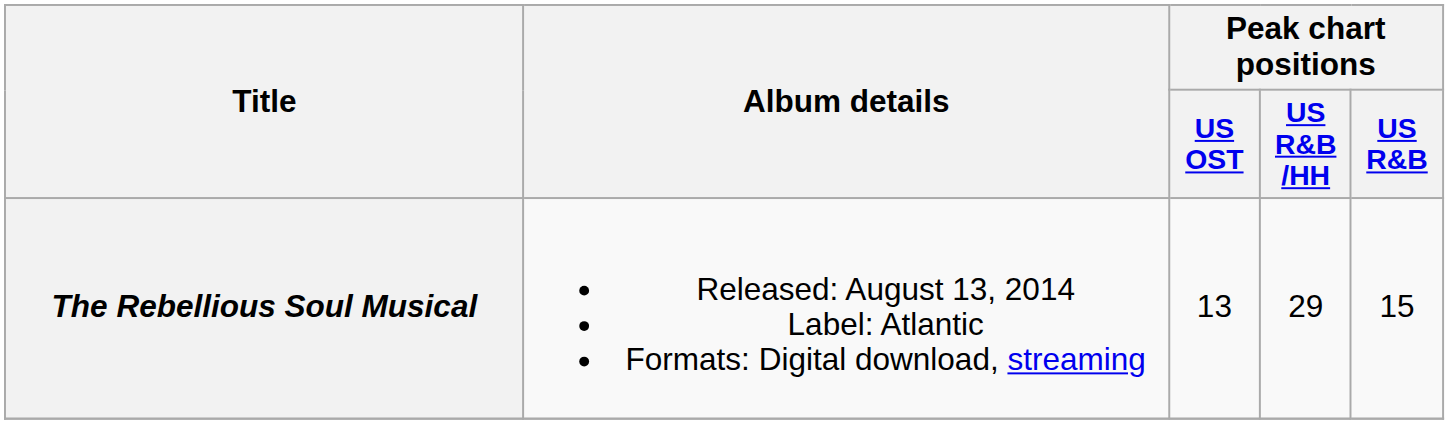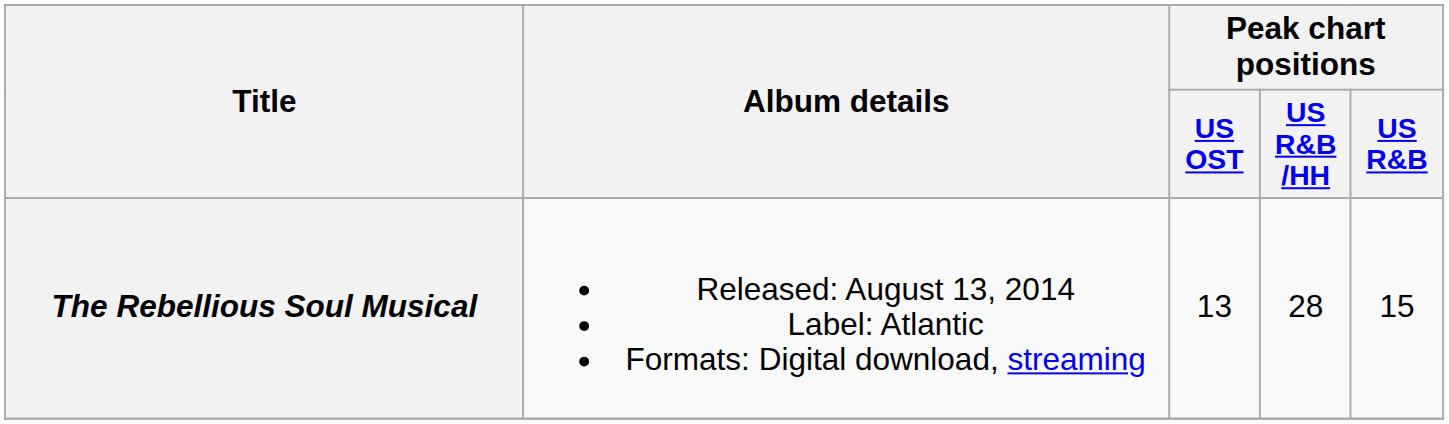(1306, 307) 29 -> (1306, 307) 28
